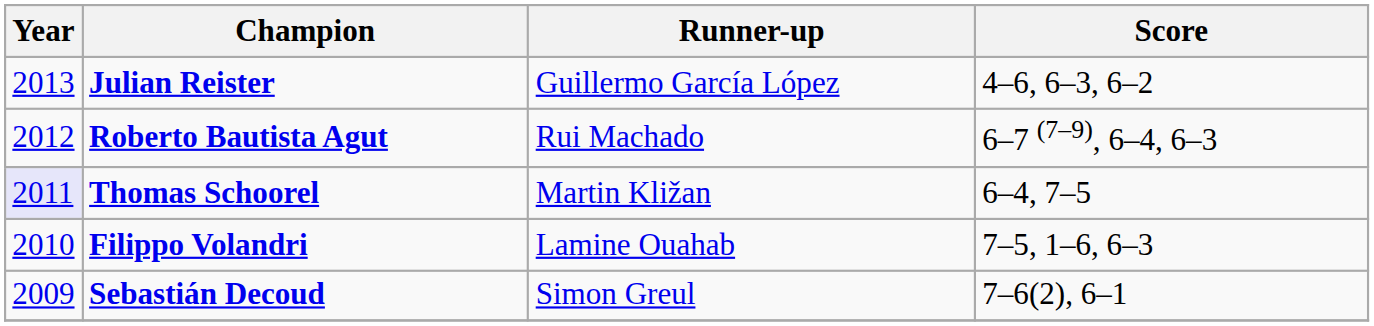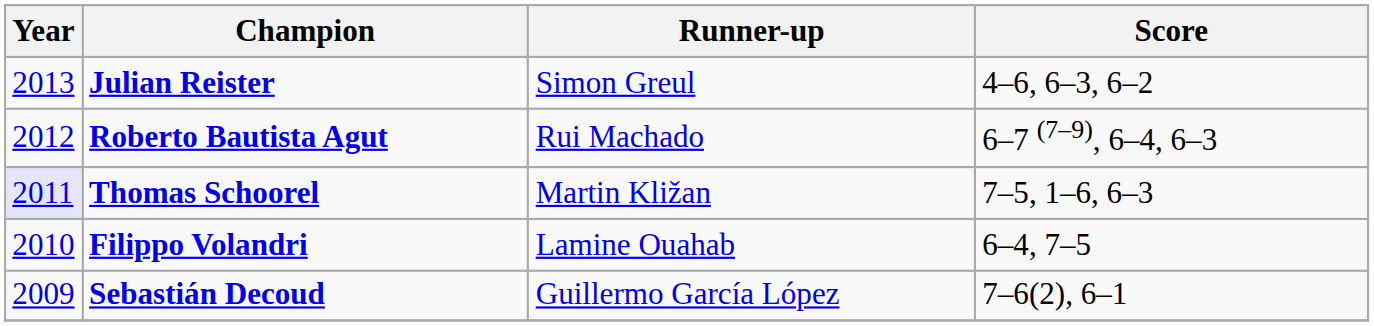(688, 81) Guillermo García López -> (616, 81) Simon Greul
(1037, 192) 6–4, 7–5 -> (1068, 192) 7–5, 1–6, 6–3
(1068, 243) 7–5, 1–6, 6–3 -> (1037, 243) 6–4, 7–5
(616, 295) Simon Greul -> (688, 295) Guillermo García López
